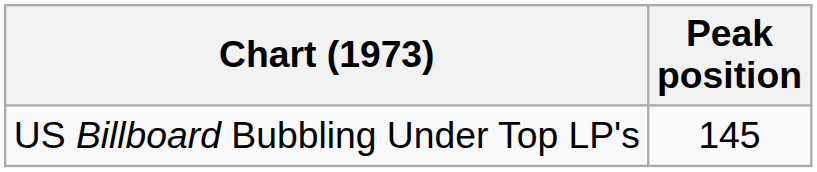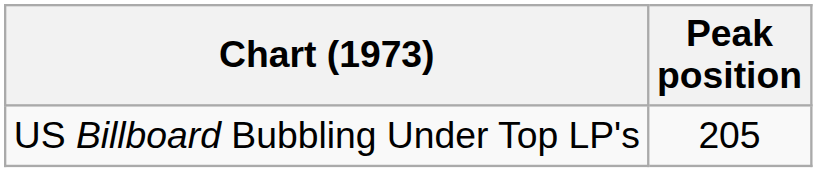(729, 135) 145 -> (729, 135) 205
